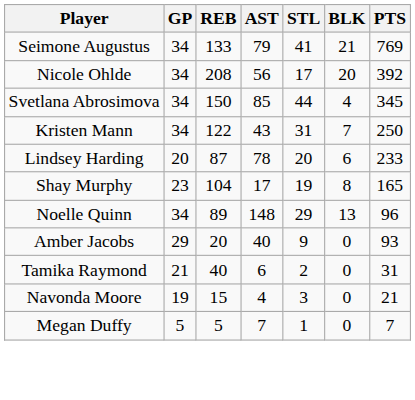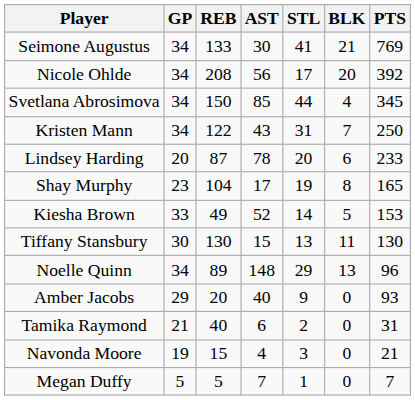(262, 46) 79 -> (262, 46) 30
+ row: (84, 213)
+ row: (84, 241)
